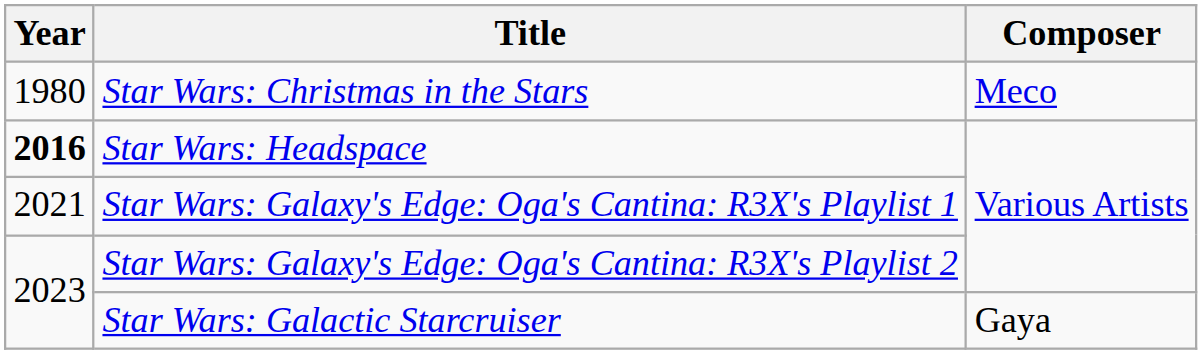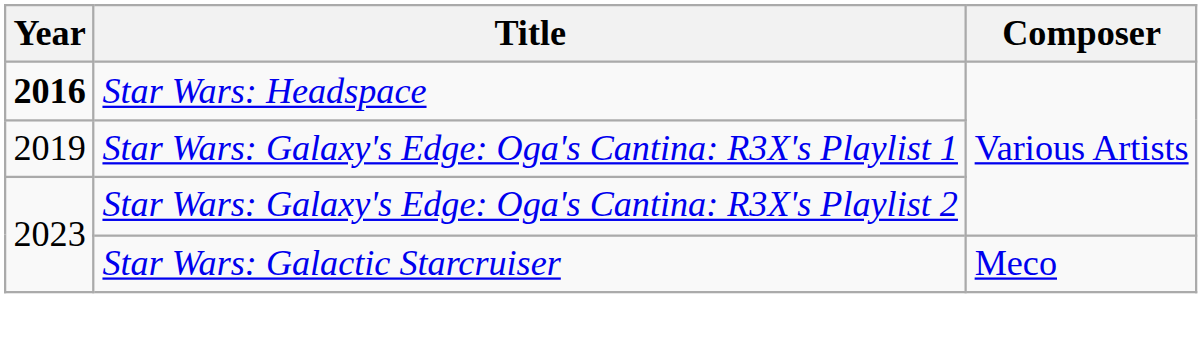- row: (345, 90)
(50, 205) 2021 -> (50, 147) 2019
(1013, 319) Gaya -> (1016, 262) Meco
